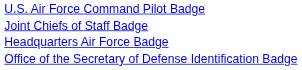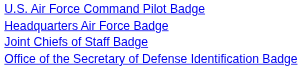rows swapped: (86, 42) <-> (76, 25)
